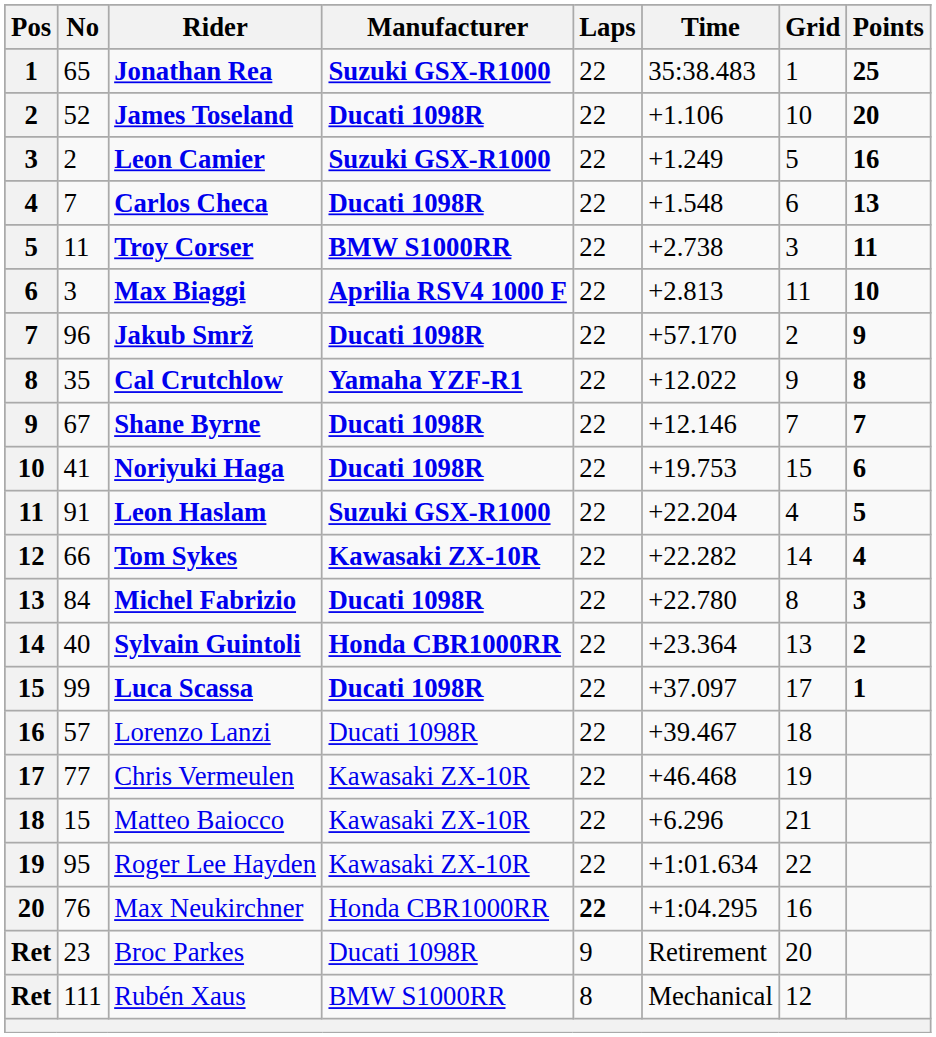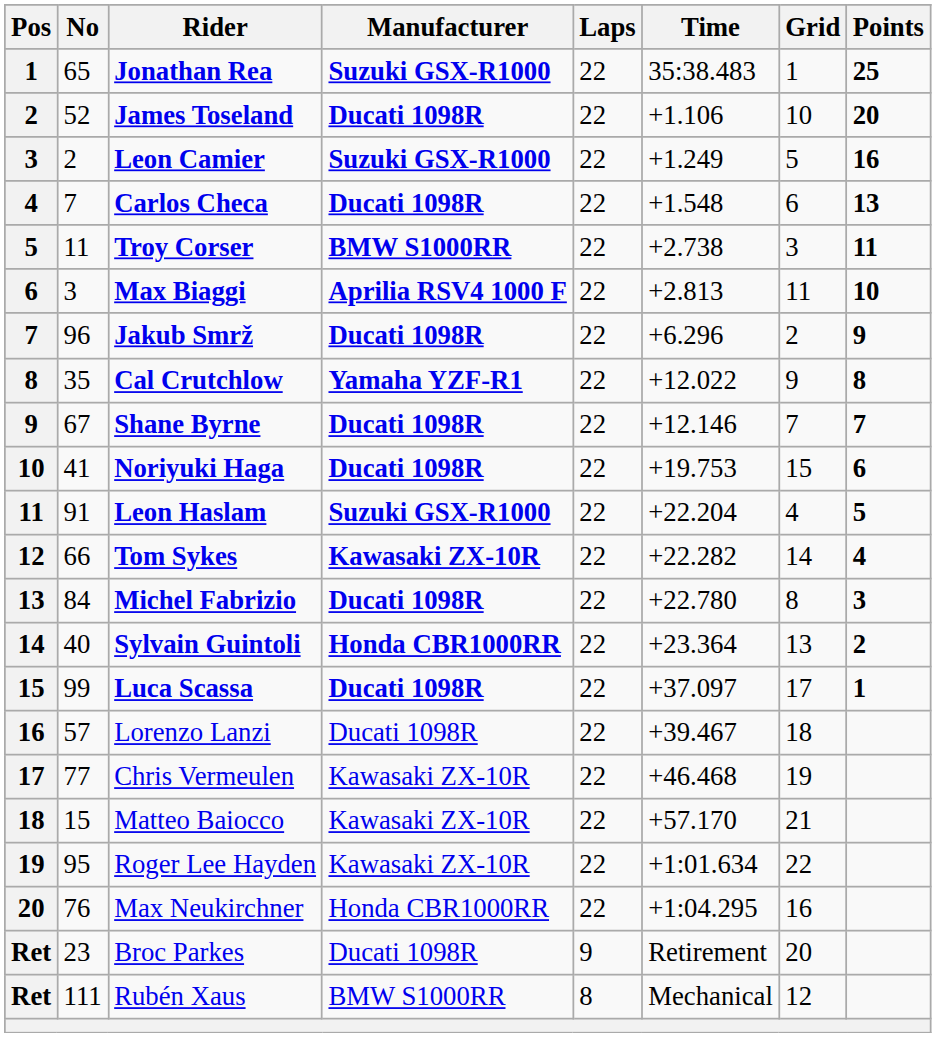(692, 335) +57.170 -> (686, 335) +6.296
(686, 820) +6.296 -> (692, 820) +57.170
(593, 908) bold -> (593, 908) normal
